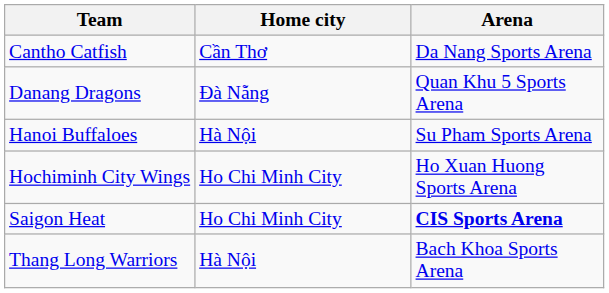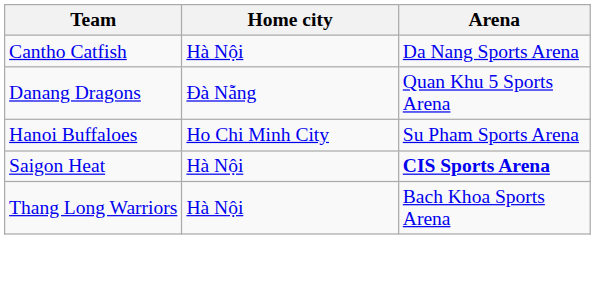(233, 50) Cần Thơ -> (215, 50) Hà Nội
(228, 134) Hà Nội -> (258, 134) Ho Chi Minh City
- row: (100, 176)
(270, 218) Ho Chi Minh City -> (215, 165) Hà Nội
